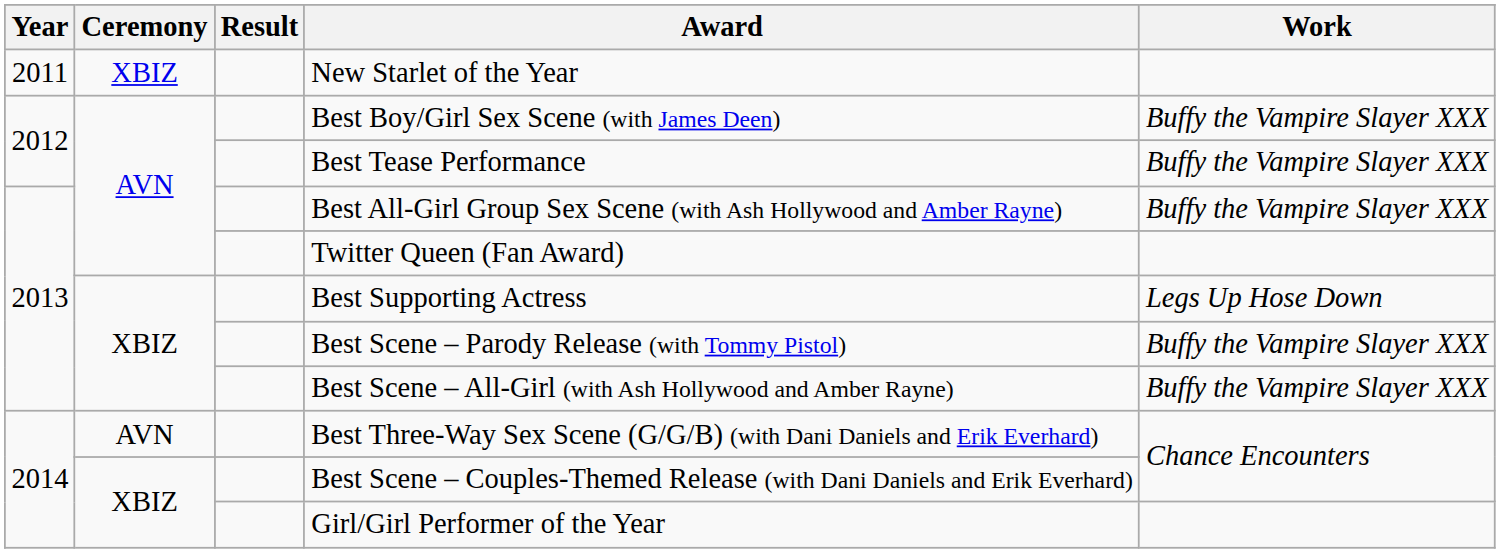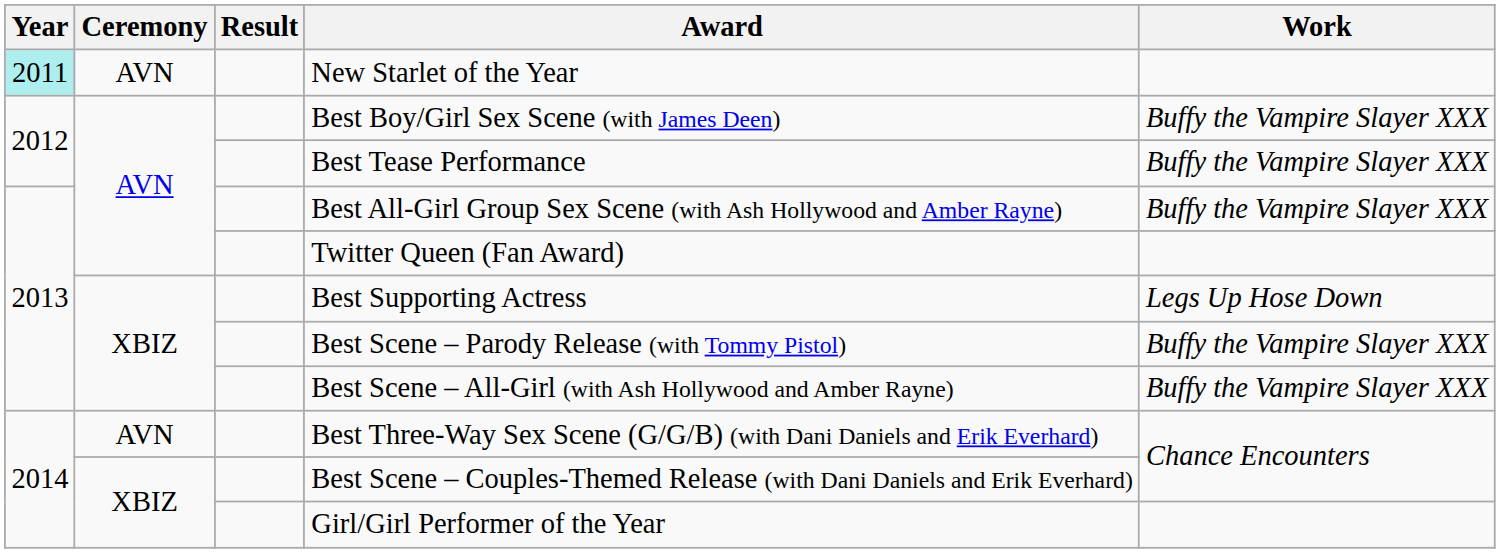(40, 72) no background -> (40, 72) paleturquoise background
(145, 72) XBIZ -> (145, 72) AVN
